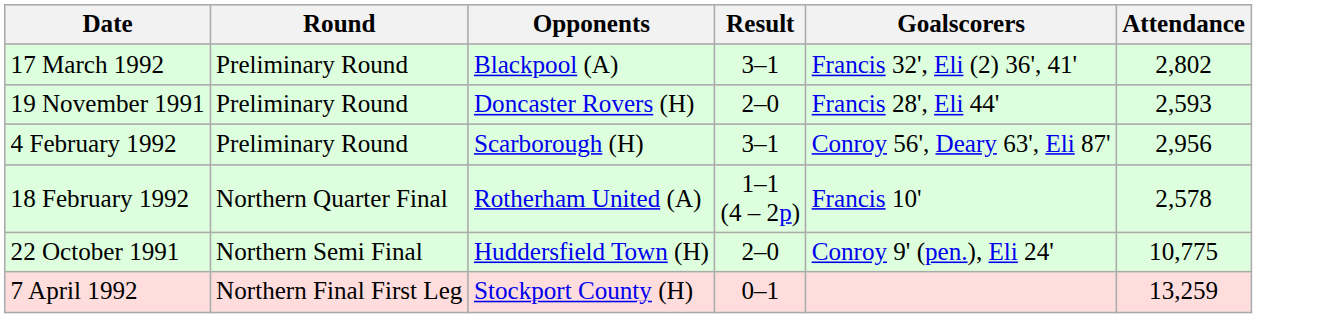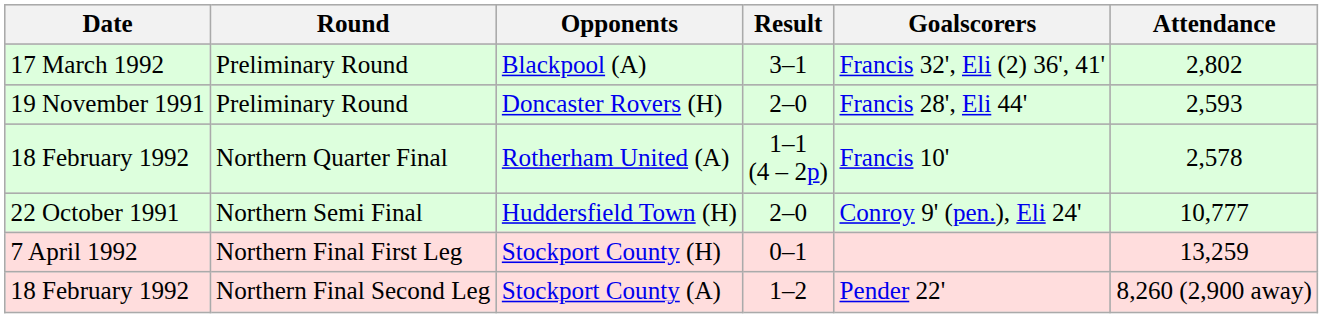- row: (559, 143)
(1184, 251) 10,775 -> (1214, 212) 10,777
+ row: (611, 291)
